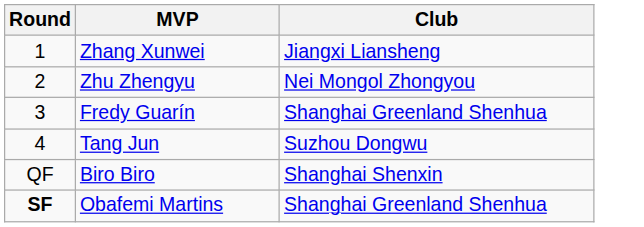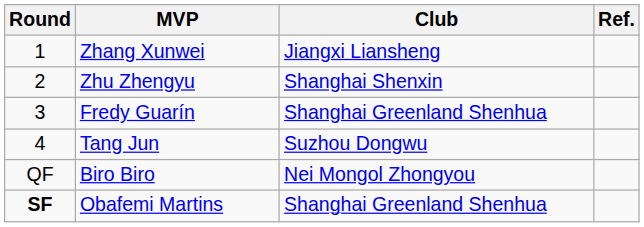+ column: (617, 19)
(380, 81) Nei Mongol Zhongyou -> (363, 81) Shanghai Shenxin
(363, 174) Shanghai Shenxin -> (380, 174) Nei Mongol Zhongyou
